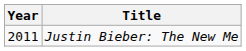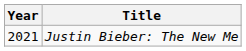(23, 36) 2011 -> (23, 36) 2021
